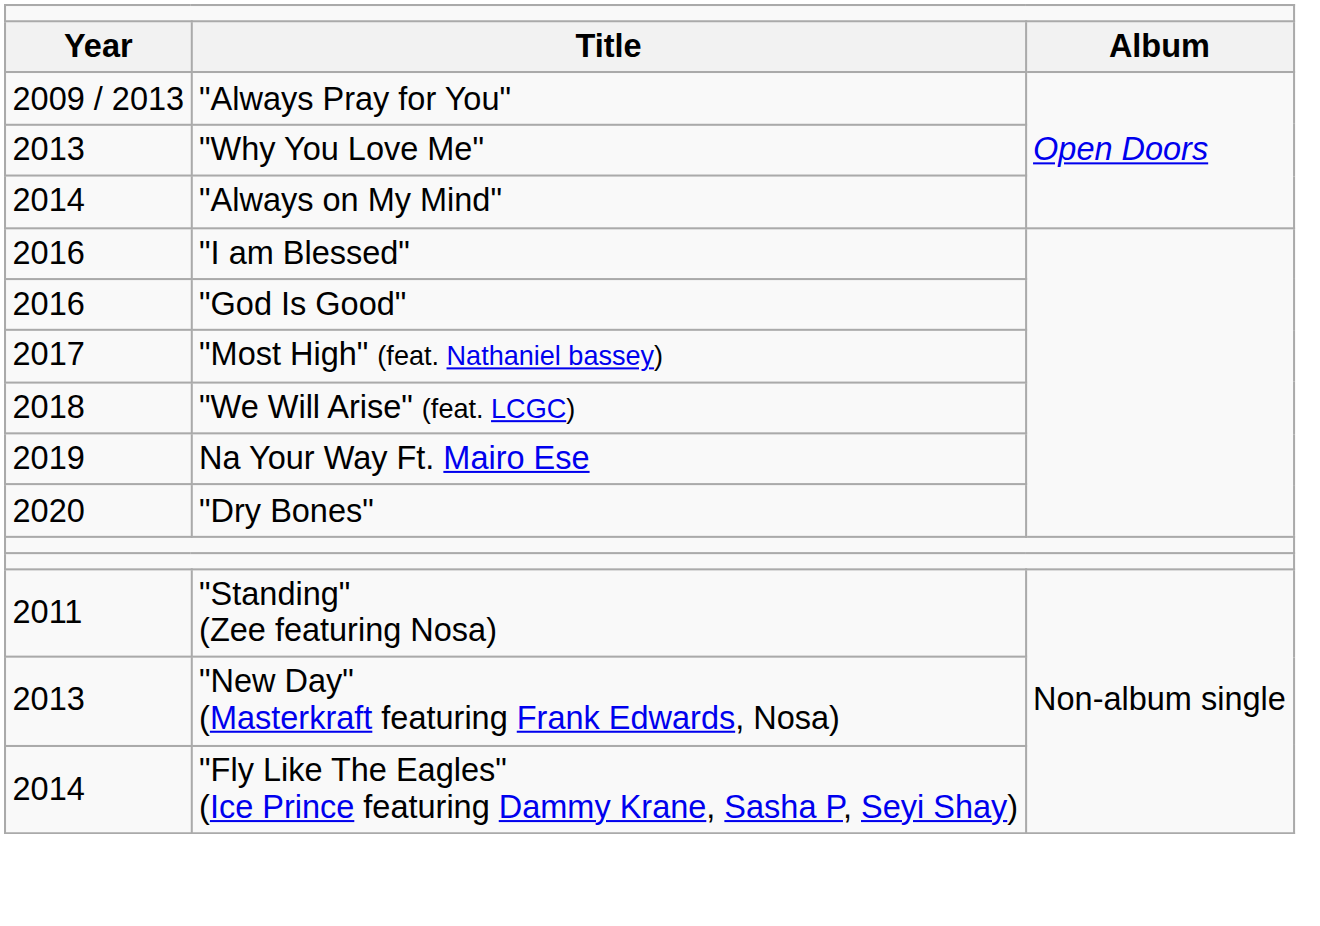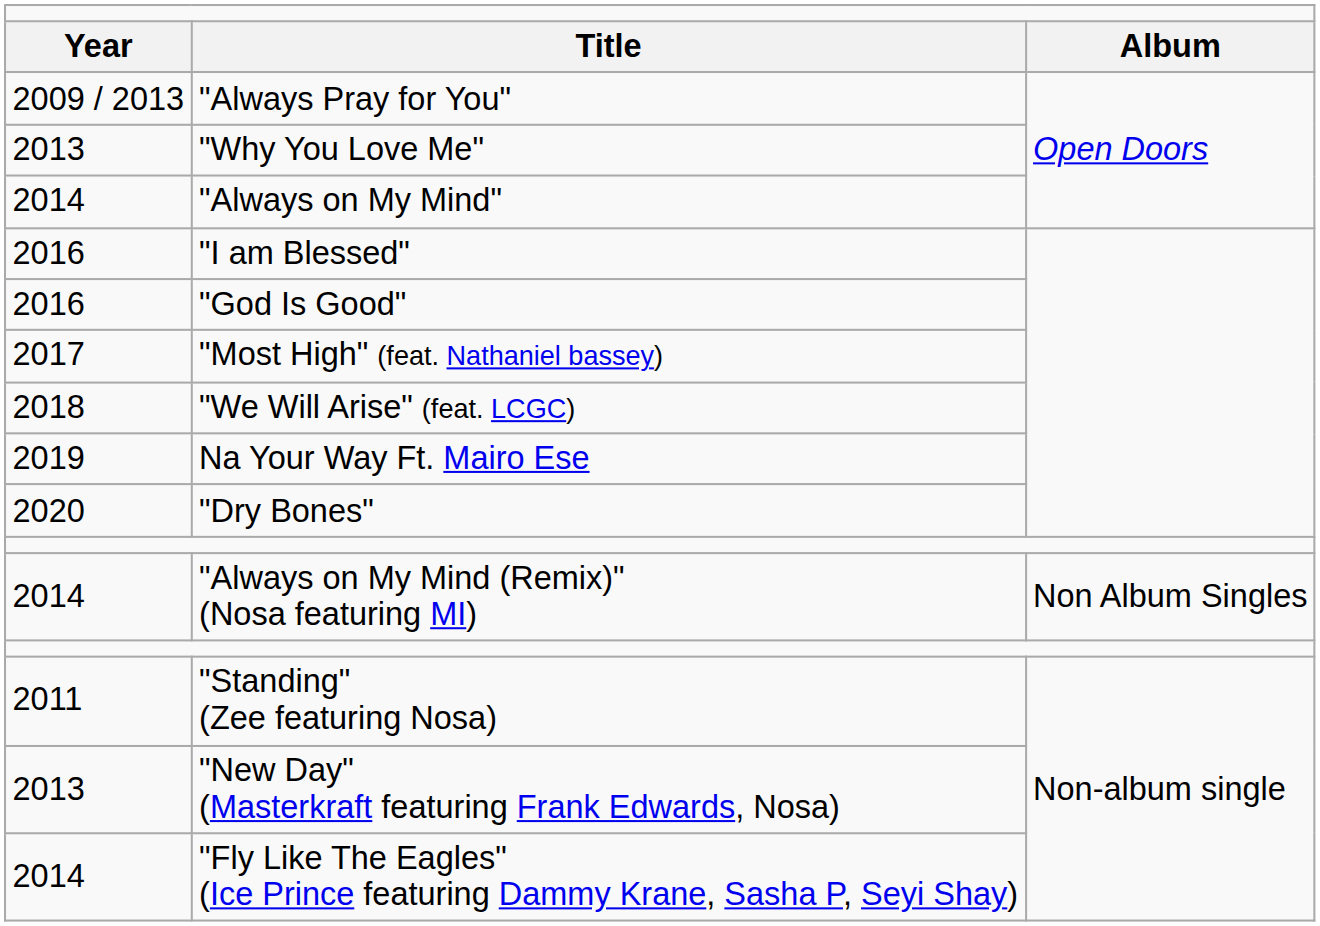+ row: (49, 596)
